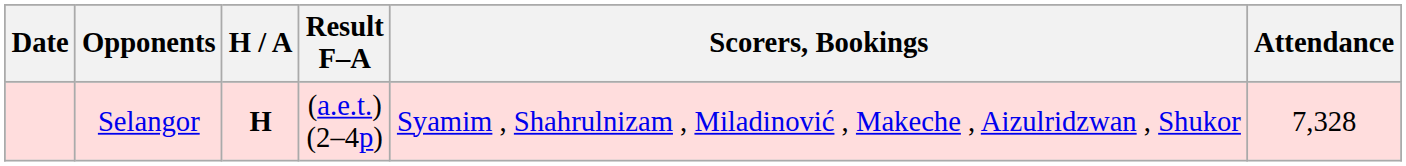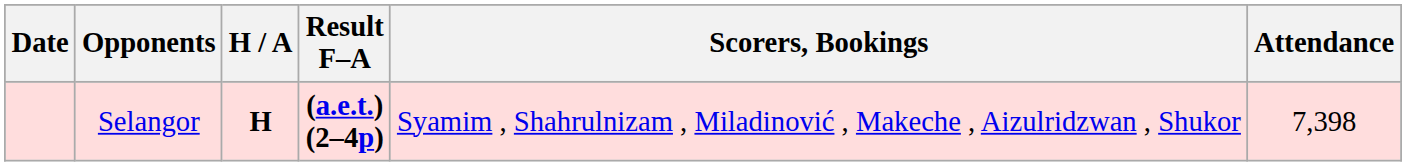(345, 120) normal -> (345, 120) bold
(1324, 120) 7,328 -> (1324, 120) 7,398
